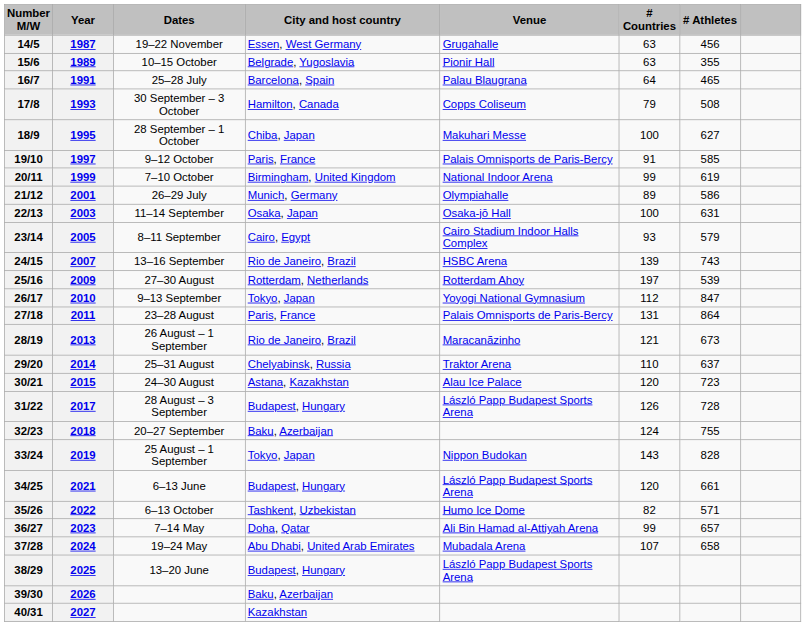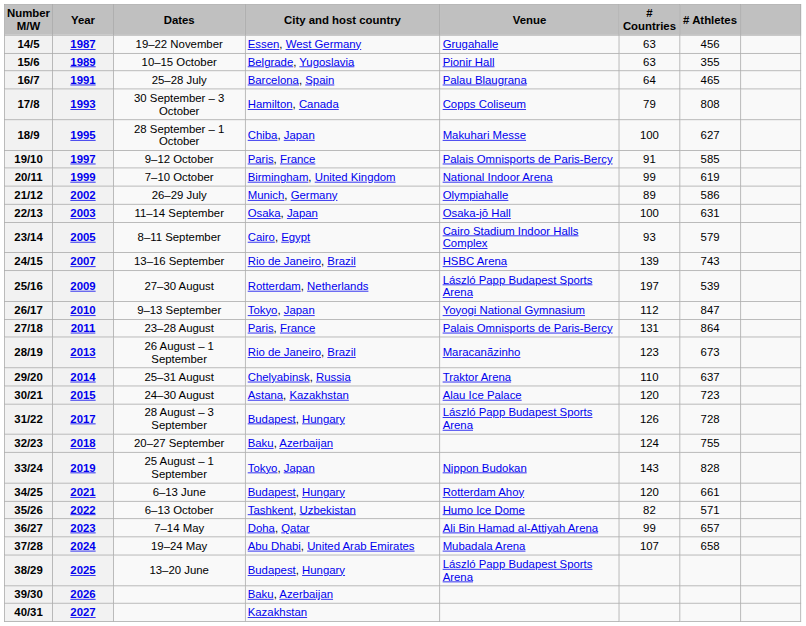(710, 105) 508 -> (710, 105) 808
(83, 195) 2001 -> (83, 195) 2002
(483, 280) Rotterdam Ahoy -> (518, 286) László Papp Budapest Sports Arena
(649, 340) 121 -> (649, 353) 123
(518, 486) László Papp Budapest Sports Arena -> (483, 492) Rotterdam Ahoy
